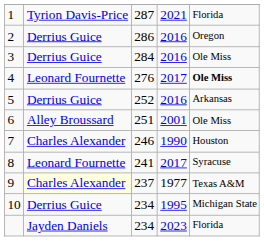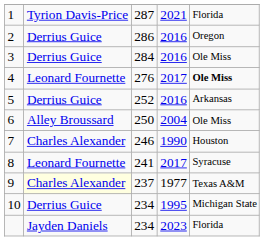(144, 120) 251 -> (144, 120) 250
(174, 120) 2001 -> (174, 120) 2004
